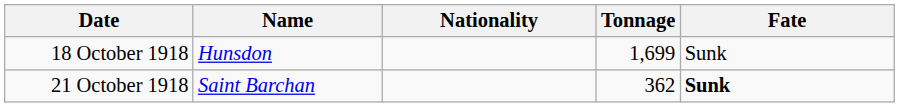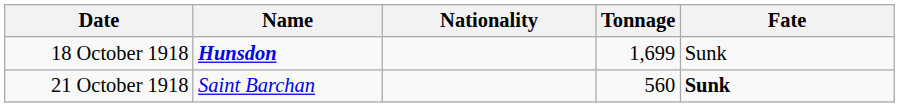(235, 53) normal -> (237, 53) bold
(660, 85) 362 -> (660, 85) 560
